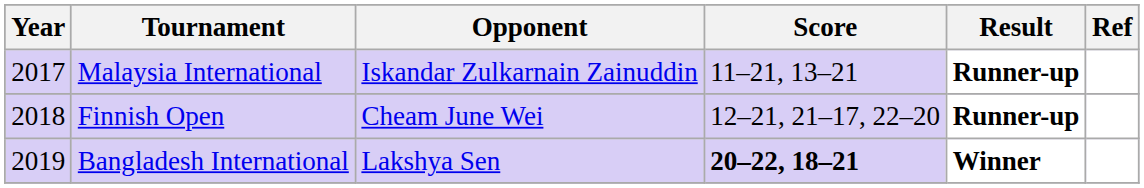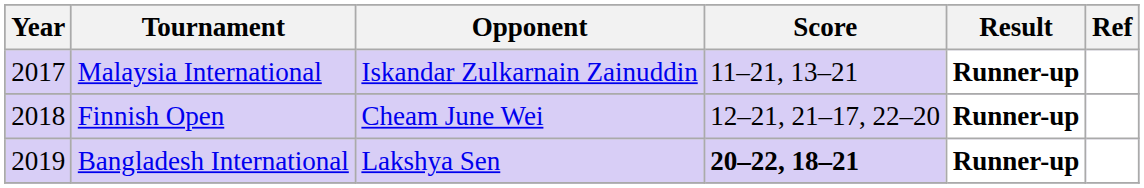(997, 160) Winner -> (1016, 160) Runner-up
